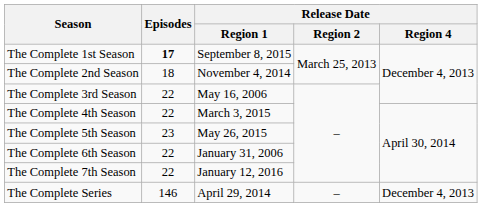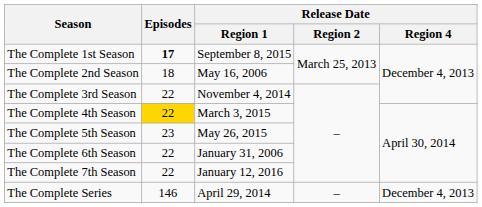(244, 73) November 4, 2014 -> (232, 73) May 16, 2006
(232, 93) May 16, 2006 -> (244, 93) November 4, 2014
(168, 113) no background -> (168, 113) gold background
